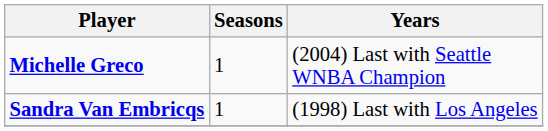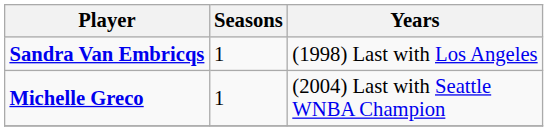rows swapped: (107, 109) <-> (77, 65)
